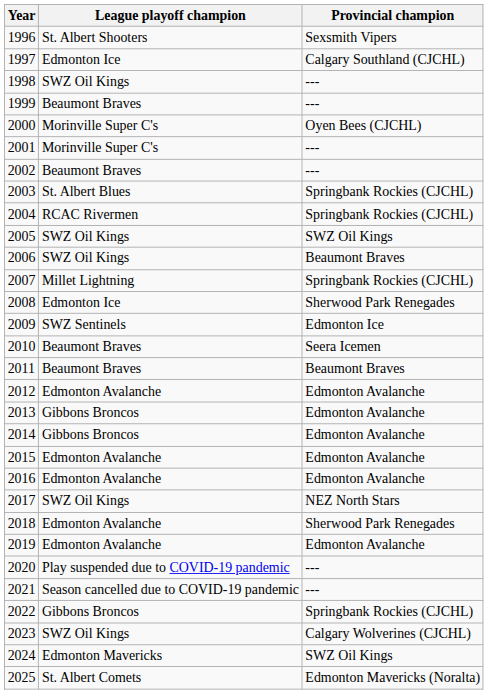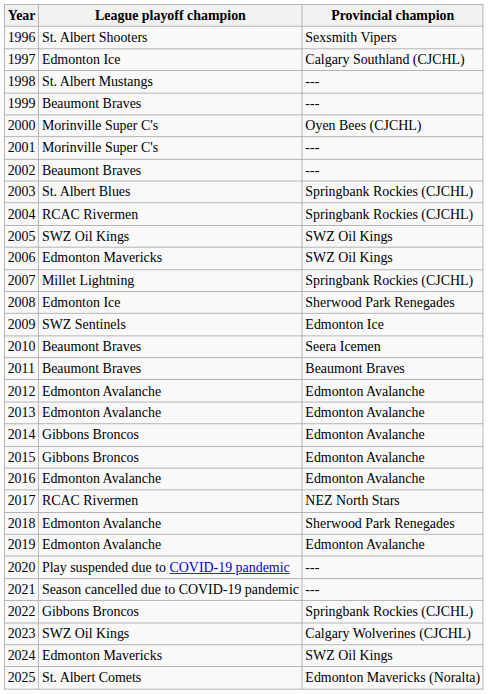(86, 81) SWZ Oil Kings -> (97, 81) St. Albert Mustangs
(86, 258) SWZ Oil Kings -> (102, 258) Edmonton Mavericks
(355, 258) Beaumont Braves -> (349, 258) SWZ Oil Kings
(90, 412) Gibbons Broncos -> (101, 412) Edmonton Avalanche
(101, 457) Edmonton Avalanche -> (90, 457) Gibbons Broncos
(86, 501) SWZ Oil Kings -> (90, 501) RCAC Rivermen
